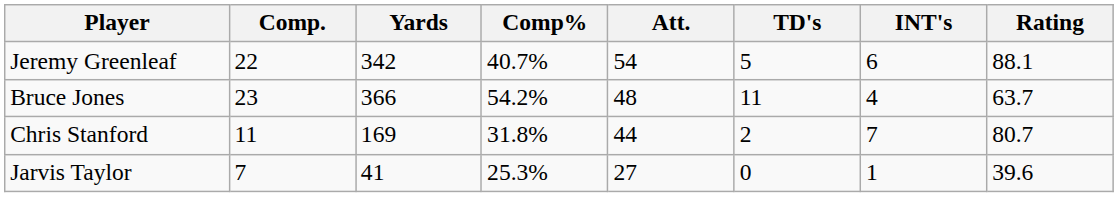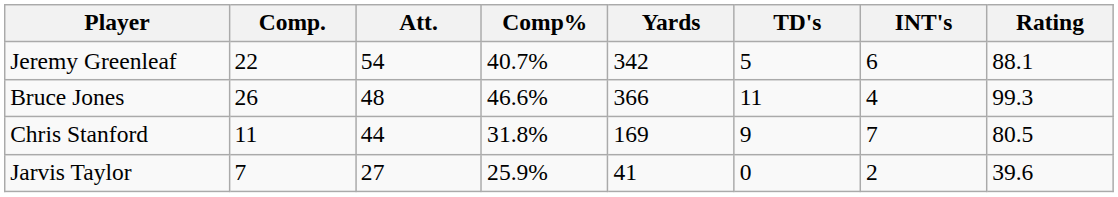columns swapped: (671, 23) <-> (419, 23)
(246, 97) 23 -> (246, 97) 26
(518, 97) 54.2% -> (518, 97) 46.6%
(1013, 97) 63.7 -> (1013, 97) 99.3
(746, 135) 2 -> (746, 135) 9
(1013, 135) 80.7 -> (1013, 135) 80.5
(518, 172) 25.3% -> (518, 172) 25.9%
(872, 172) 1 -> (872, 172) 2
